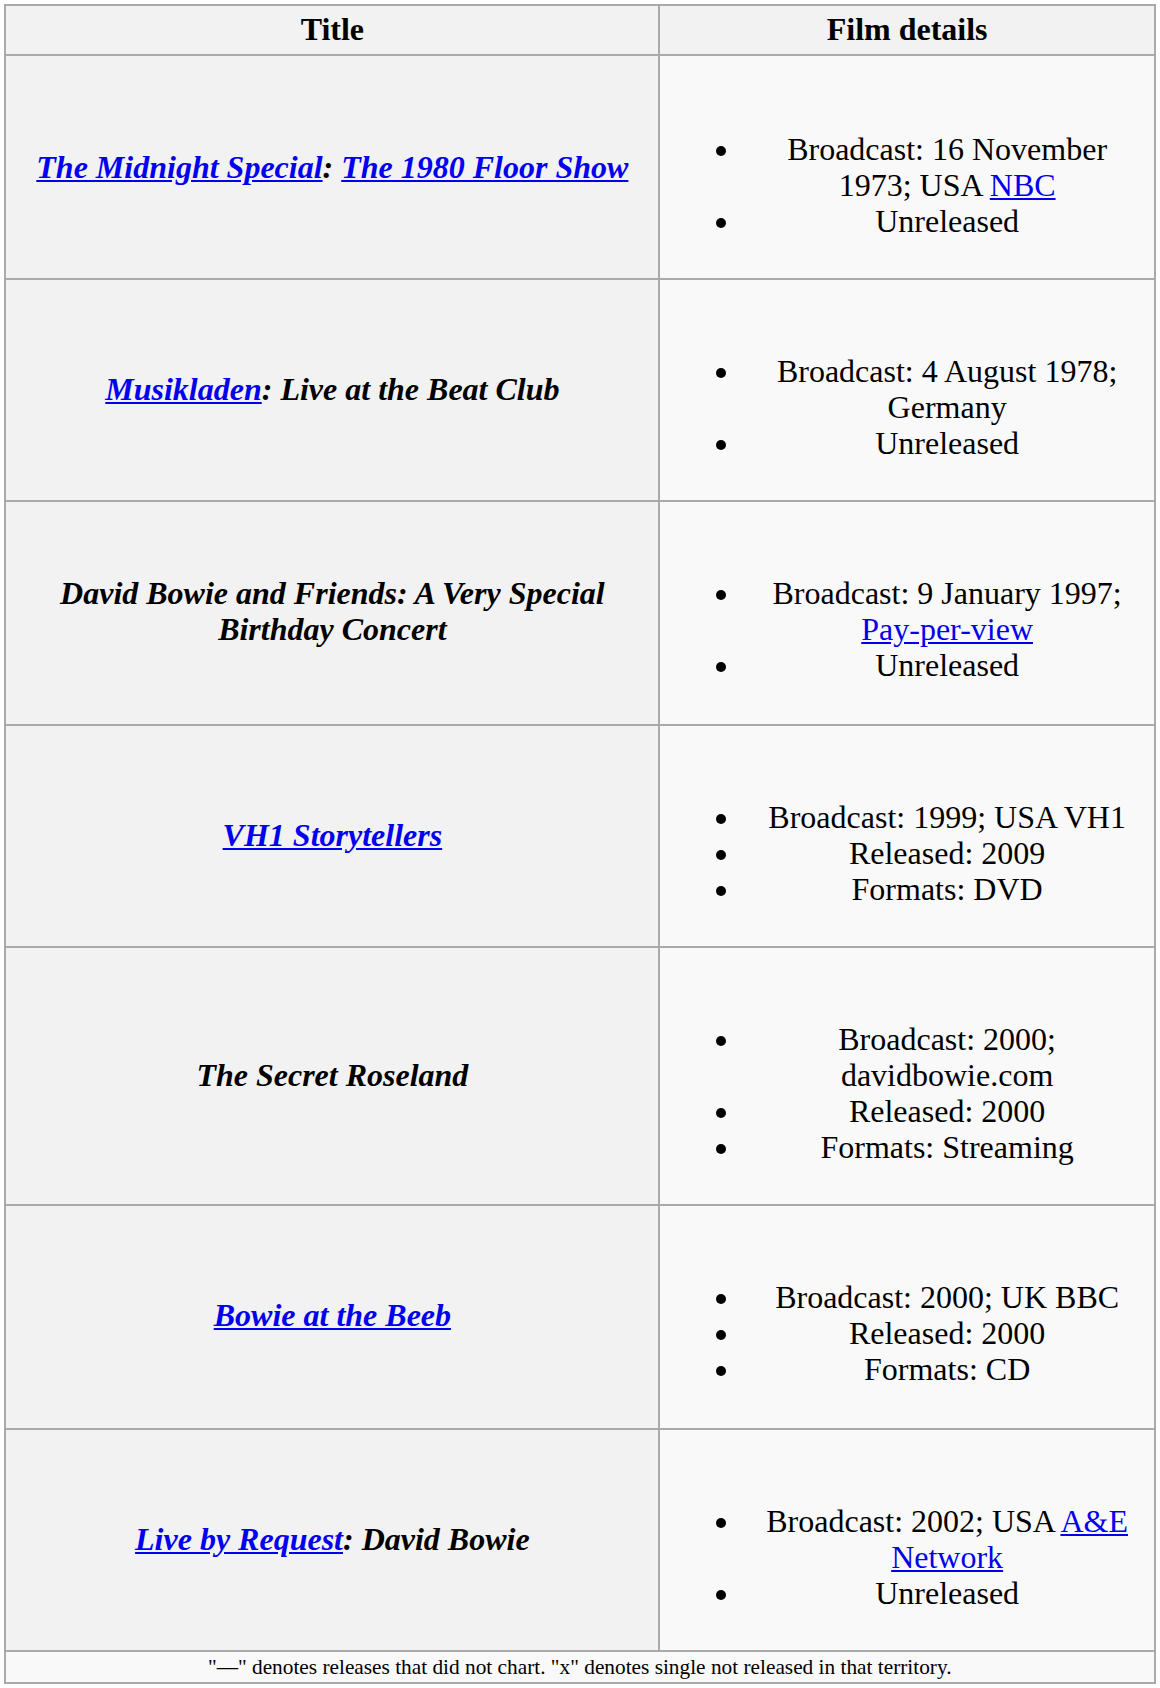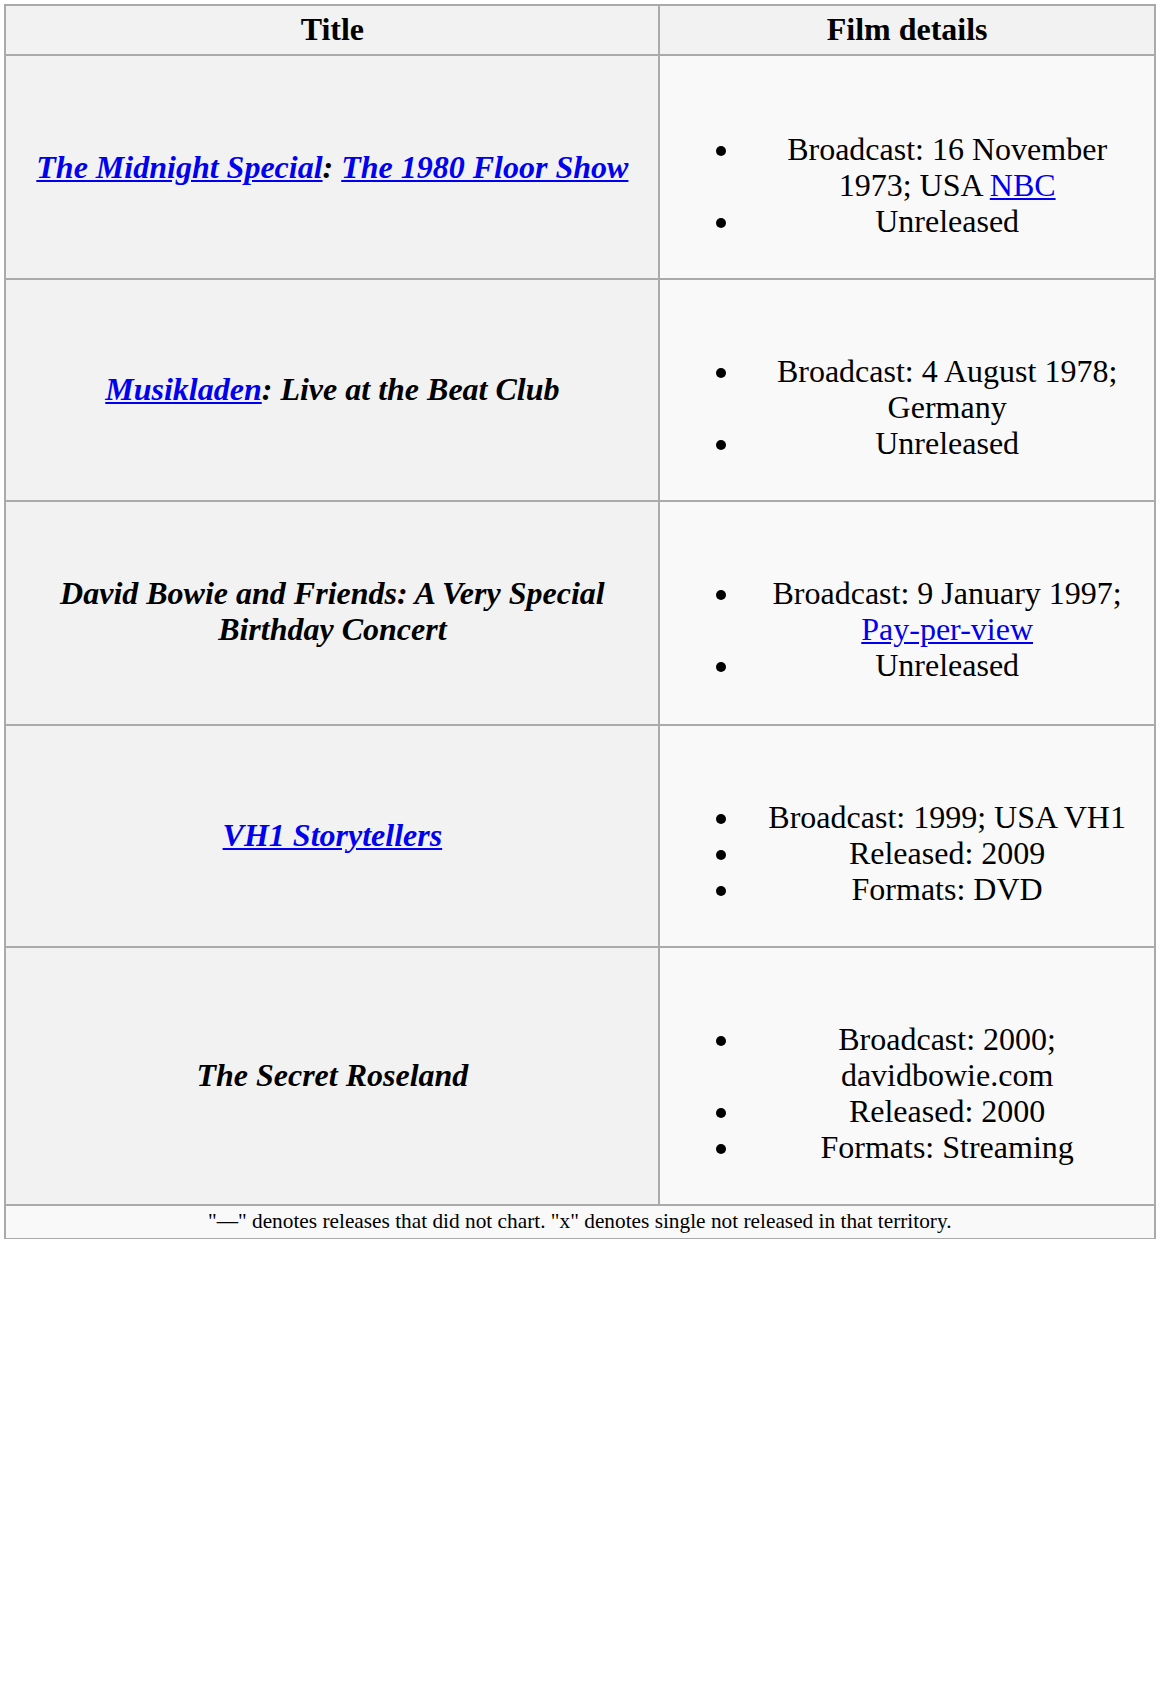- row: (332, 1316)
- row: (332, 1539)
